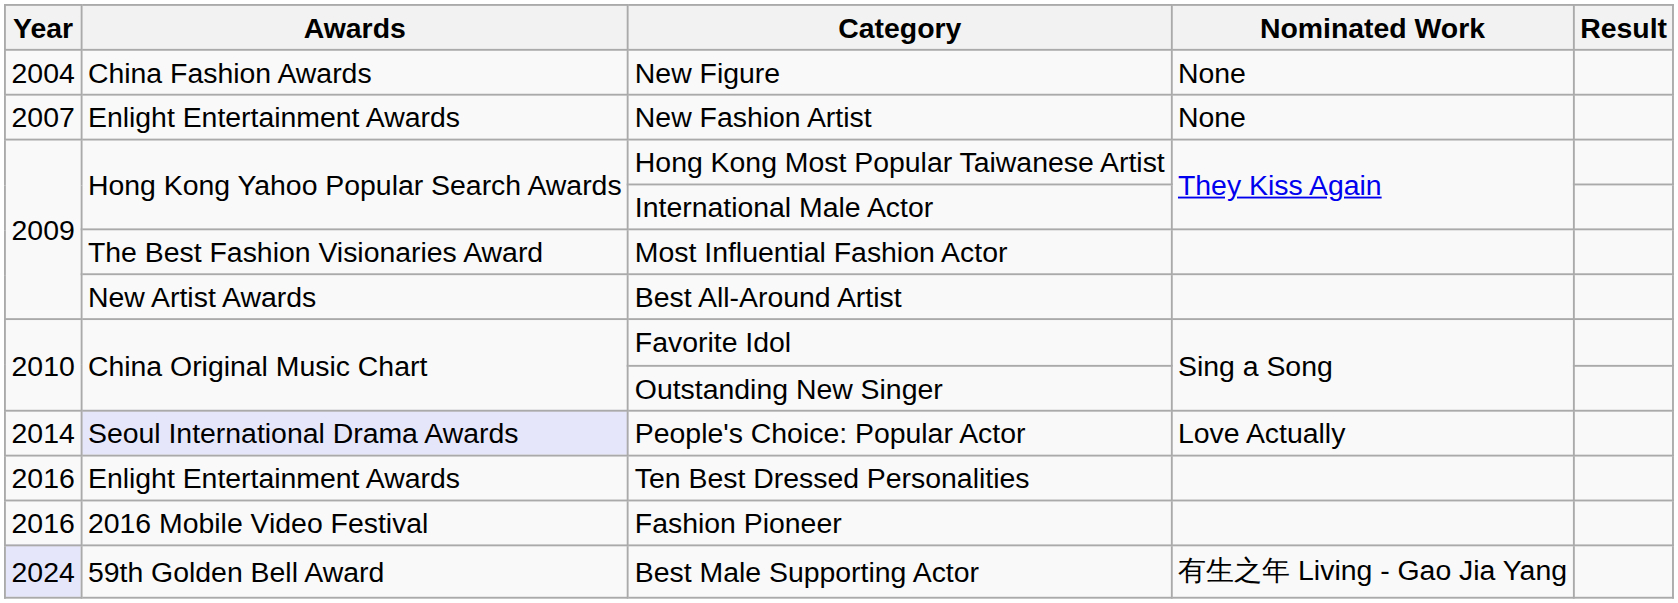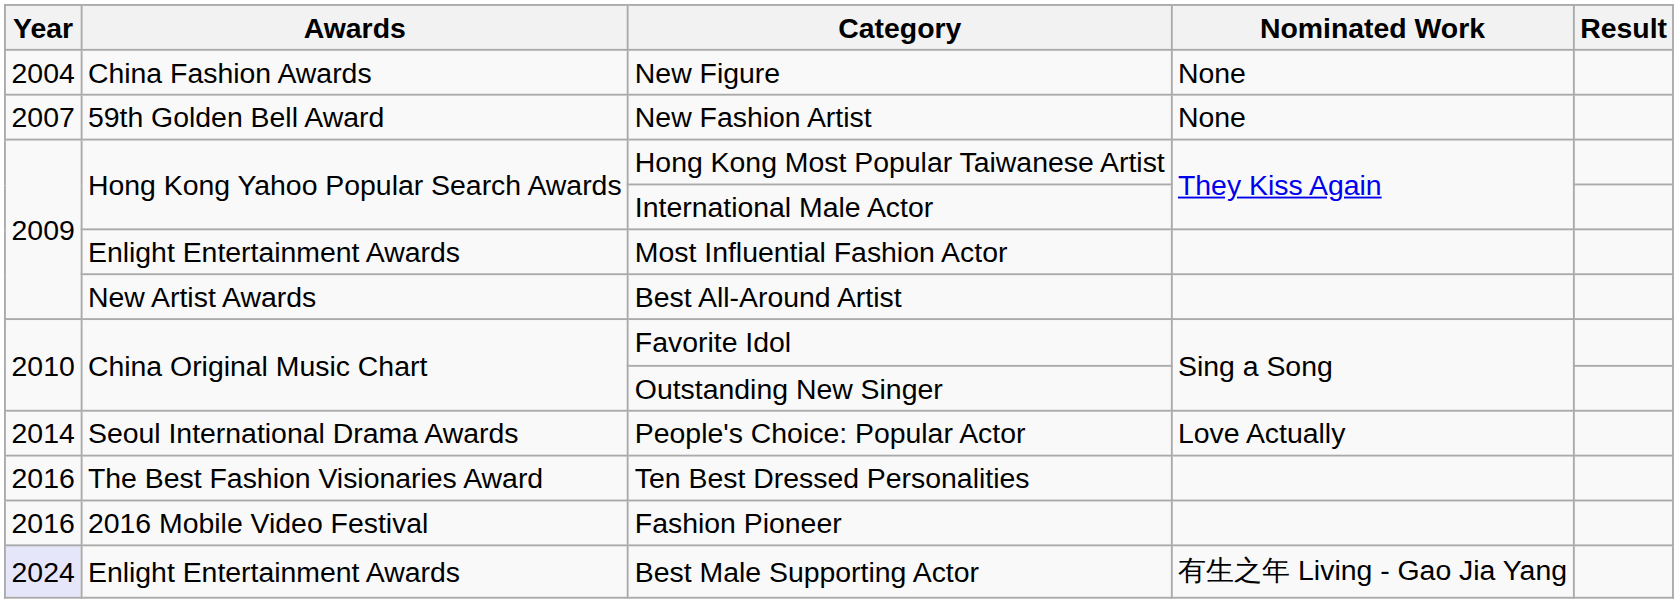(274, 118) Enlight Entertainment Awards -> (236, 118) 59th Golden Bell Award
(316, 253) The Best Fashion Visionaries Award -> (274, 253) Enlight Entertainment Awards
(303, 433) lavender background -> (303, 433) no background
(274, 478) Enlight Entertainment Awards -> (316, 478) The Best Fashion Visionaries Award
(236, 571) 59th Golden Bell Award -> (274, 571) Enlight Entertainment Awards
